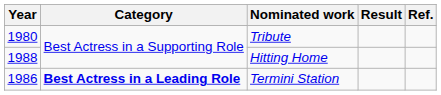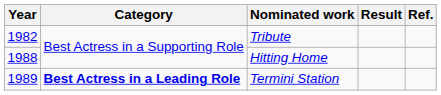(22, 36) 1980 -> (22, 36) 1982
(22, 79) 1986 -> (22, 79) 1989
